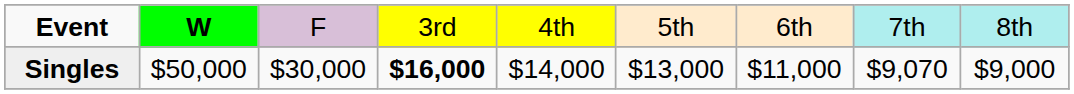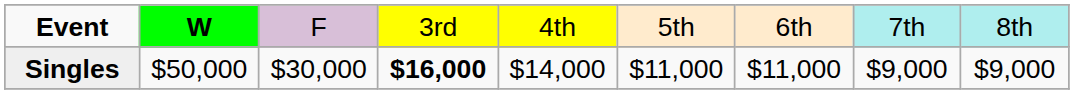(676, 68) $13,000 -> (676, 68) $11,000
(907, 68) $9,070 -> (907, 68) $9,000
